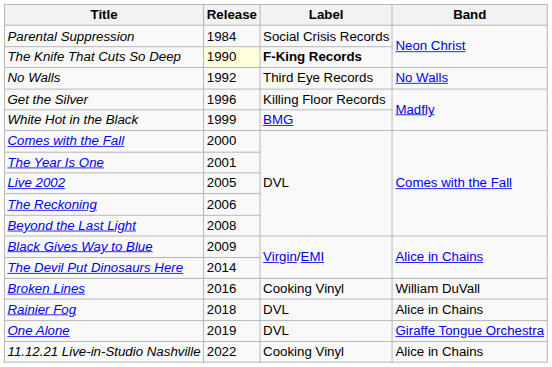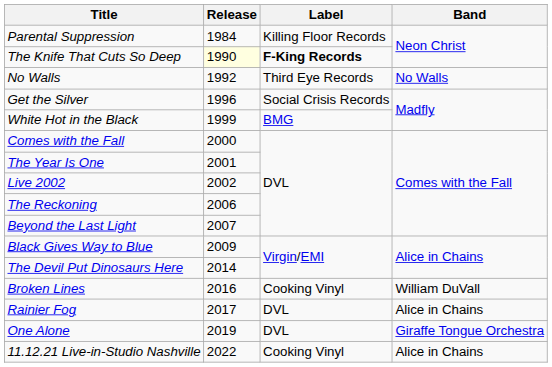(326, 36) Social Crisis Records -> (324, 36) Killing Floor Records
(324, 99) Killing Floor Records -> (326, 99) Social Crisis Records
(222, 183) 2005 -> (222, 183) 2002
(222, 225) 2008 -> (222, 225) 2007
(222, 309) 2018 -> (222, 309) 2017
